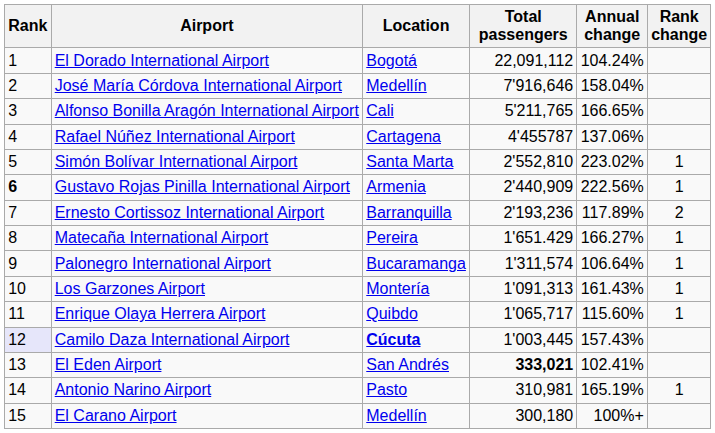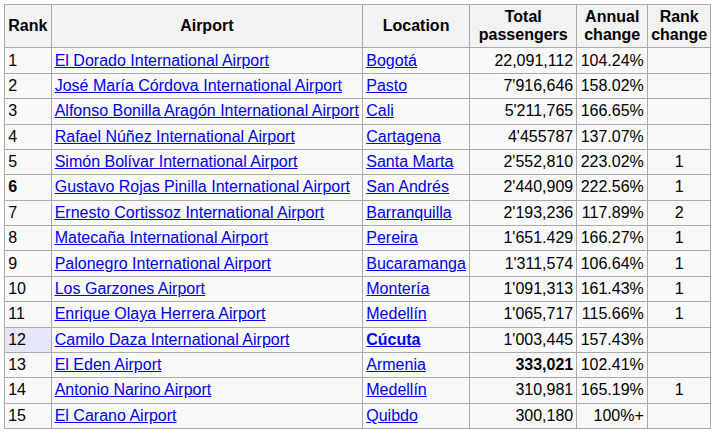(397, 85) Medellín -> (387, 85) Pasto
(612, 85) 158.04% -> (612, 85) 158.02%
(612, 136) 137.06% -> (612, 136) 137.07%
(396, 187) Armenia -> (408, 187) San Andrés
(392, 314) Quibdo -> (397, 314) Medellín
(613, 314) 115.60% -> (613, 314) 115.66%
(408, 365) San Andrés -> (396, 365) Armenia
(387, 390) Pasto -> (397, 390) Medellín
(397, 415) Medellín -> (392, 415) Quibdo
